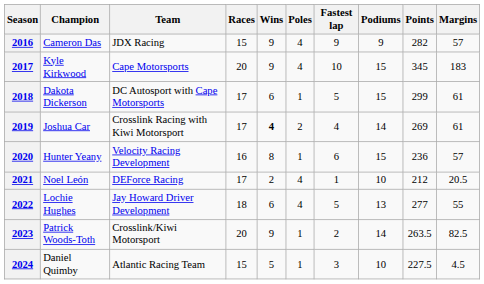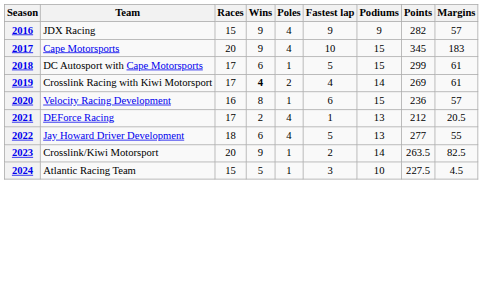- column: (75, 19)
(381, 180) 10 -> (379, 117) 13
